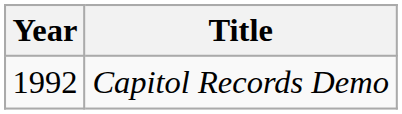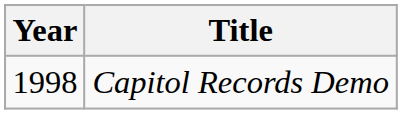(45, 81) 1992 -> (45, 81) 1998
